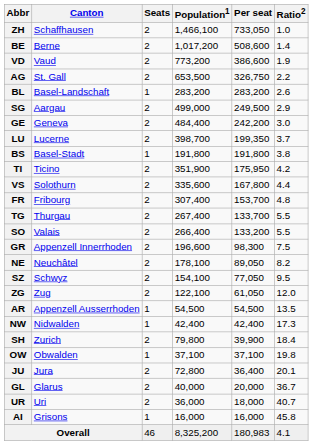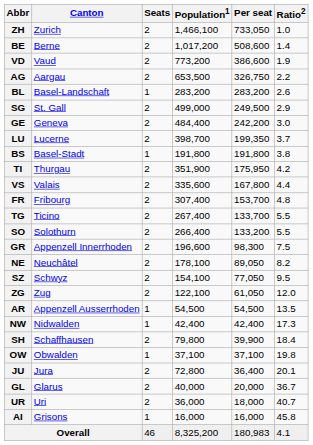(64, 30) Schaffhausen -> (47, 30) Zurich
(50, 76) St. Gall -> (50, 76) Aargau
(50, 107) Aargau -> (50, 107) St. Gall
(47, 169) Ticino -> (52, 169) Thurgau
(55, 185) Solothurn -> (47, 185) Valais
(52, 216) Thurgau -> (47, 216) Ticino
(47, 231) Valais -> (55, 231) Solothurn
(47, 339) Zurich -> (64, 339) Schaffhausen
